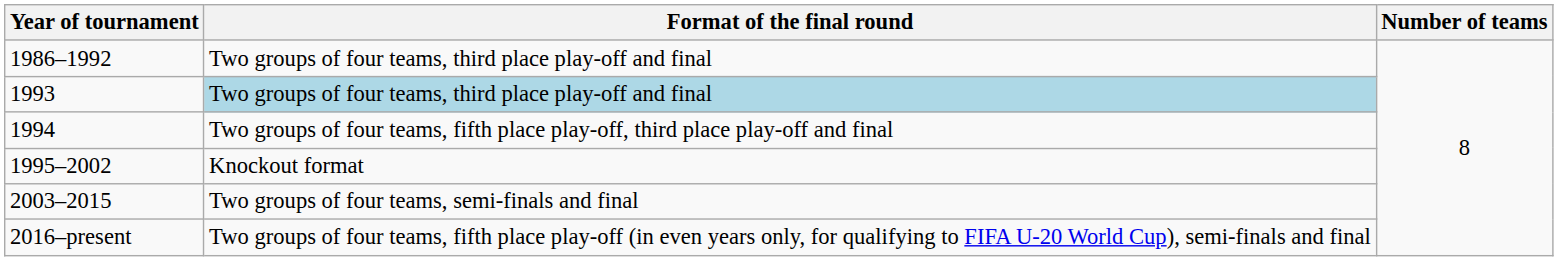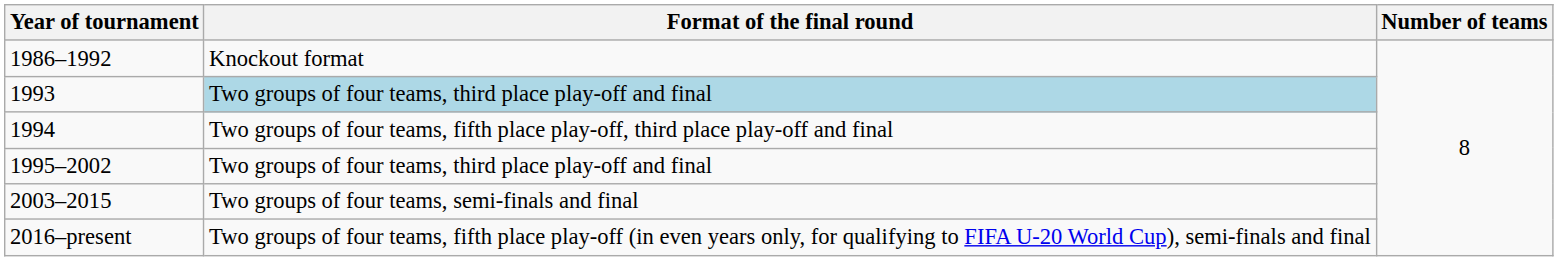(461, 58) Two groups of four teams, third place play-off and final -> (286, 58) Knockout format
(286, 165) Knockout format -> (461, 165) Two groups of four teams, third place play-off and final
